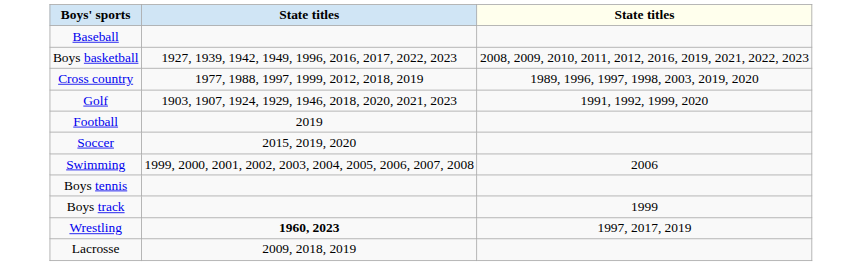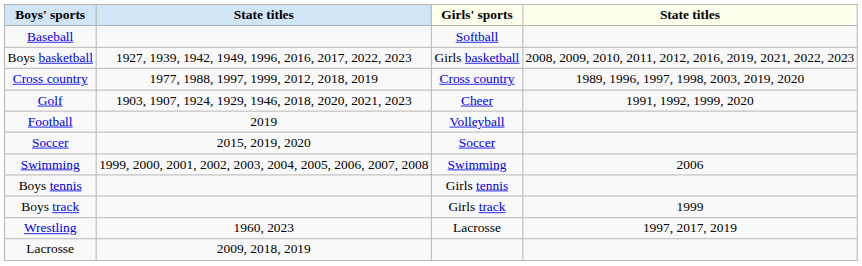+ column: (477, 15)
(309, 228) bold -> (264, 228) normal
